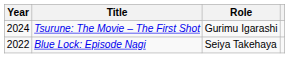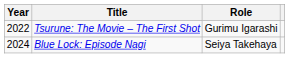(18, 28) 2024 -> (18, 28) 2022
(18, 45) 2022 -> (18, 45) 2024
